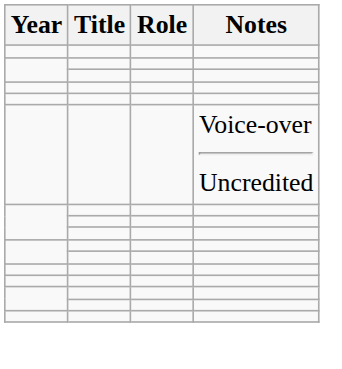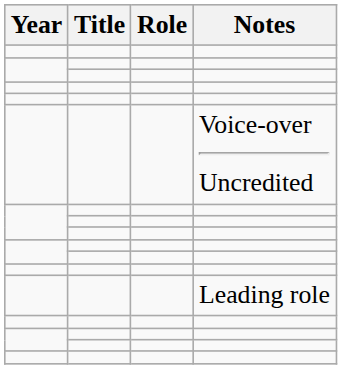+ row: (36, 296)
